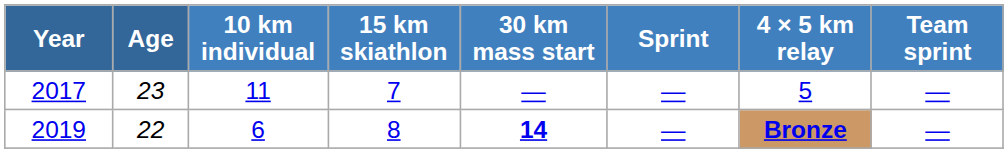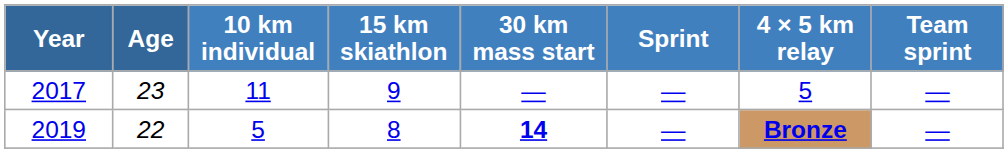(394, 90) 7 -> (394, 90) 9
(258, 129) 6 -> (258, 129) 5
